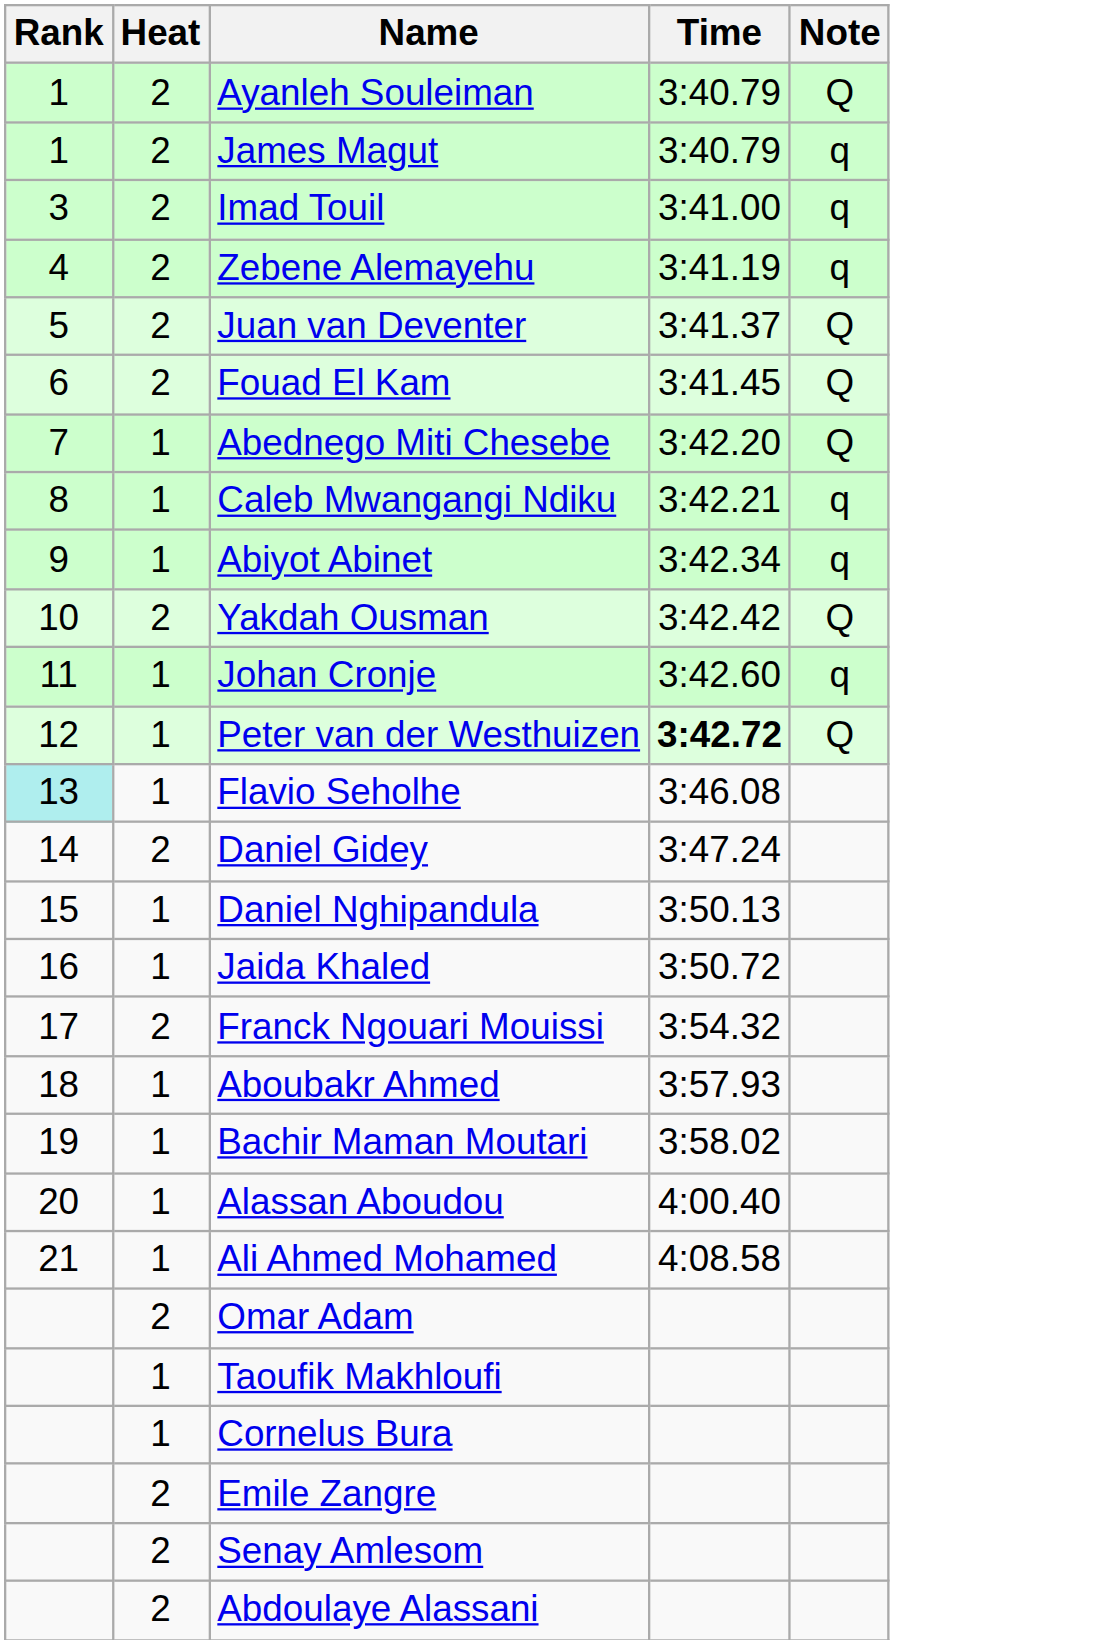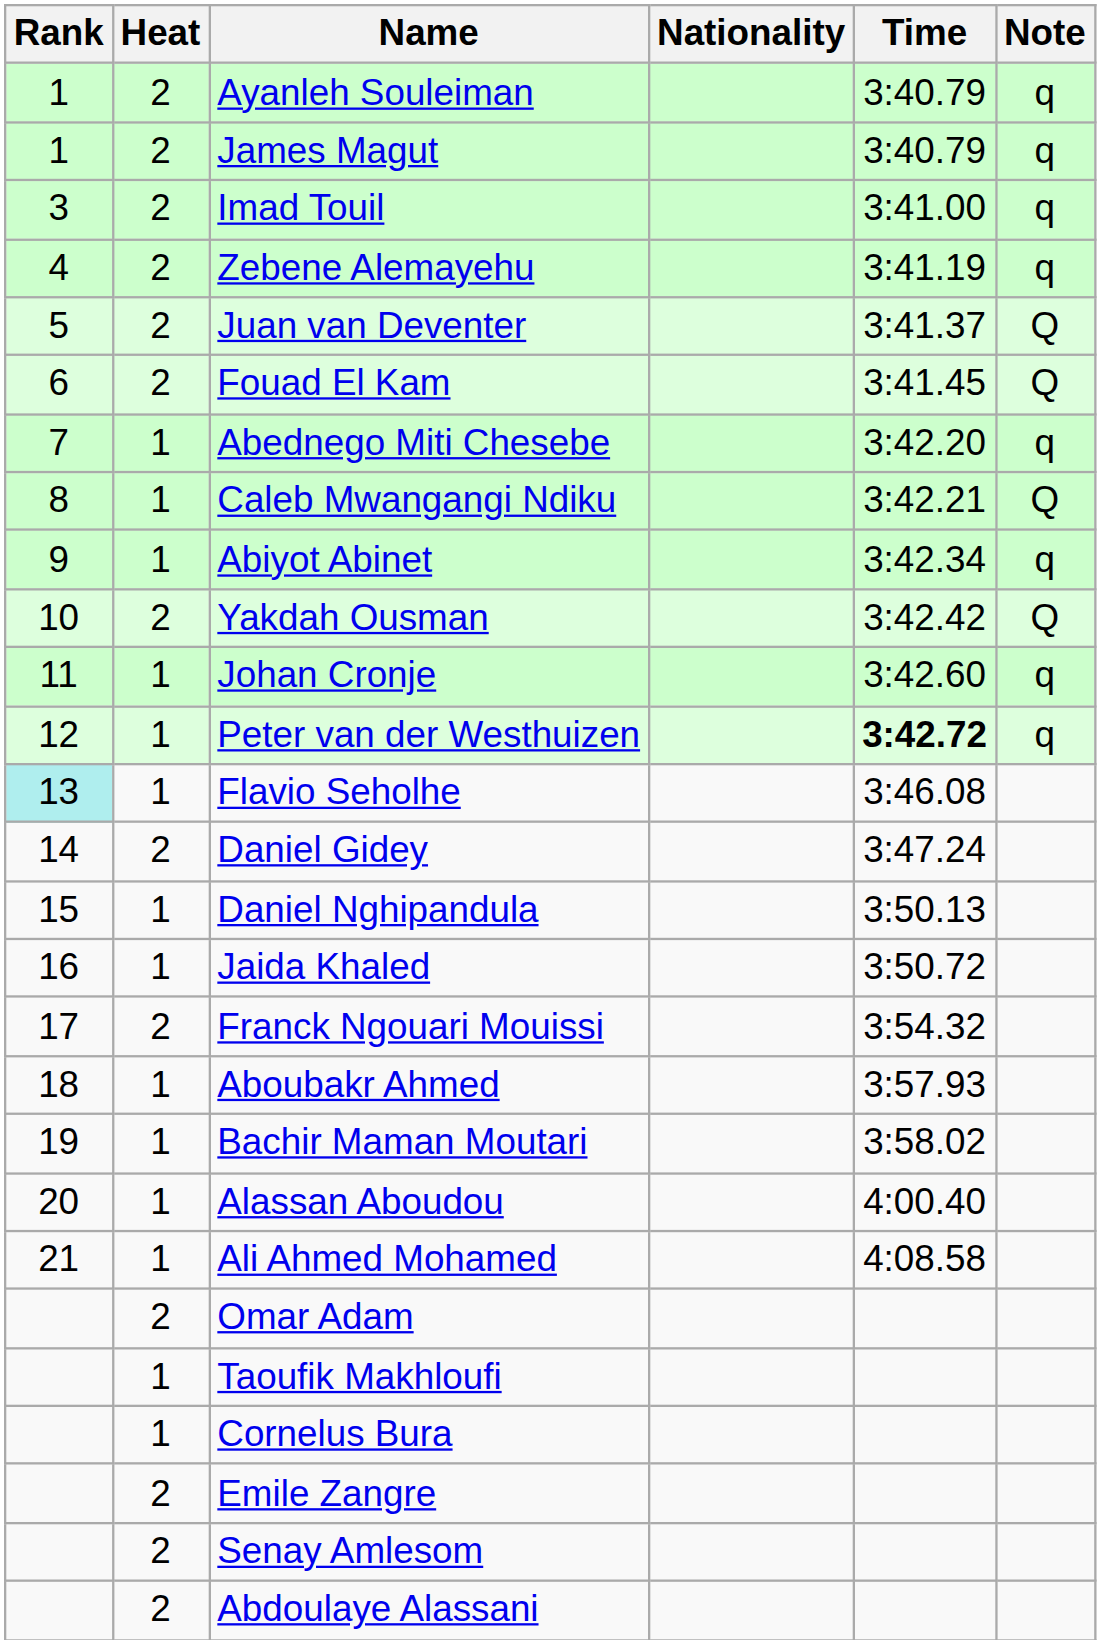+ column: (751, 33)
(840, 92) Q -> (1045, 92) q
(840, 442) Q -> (1045, 442) q
(840, 500) q -> (1045, 500) Q
(840, 734) Q -> (1045, 734) q
